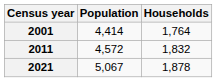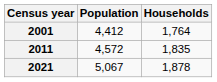(109, 31) 4,414 -> (109, 31) 4,412
(176, 49) 1,832 -> (176, 49) 1,835
